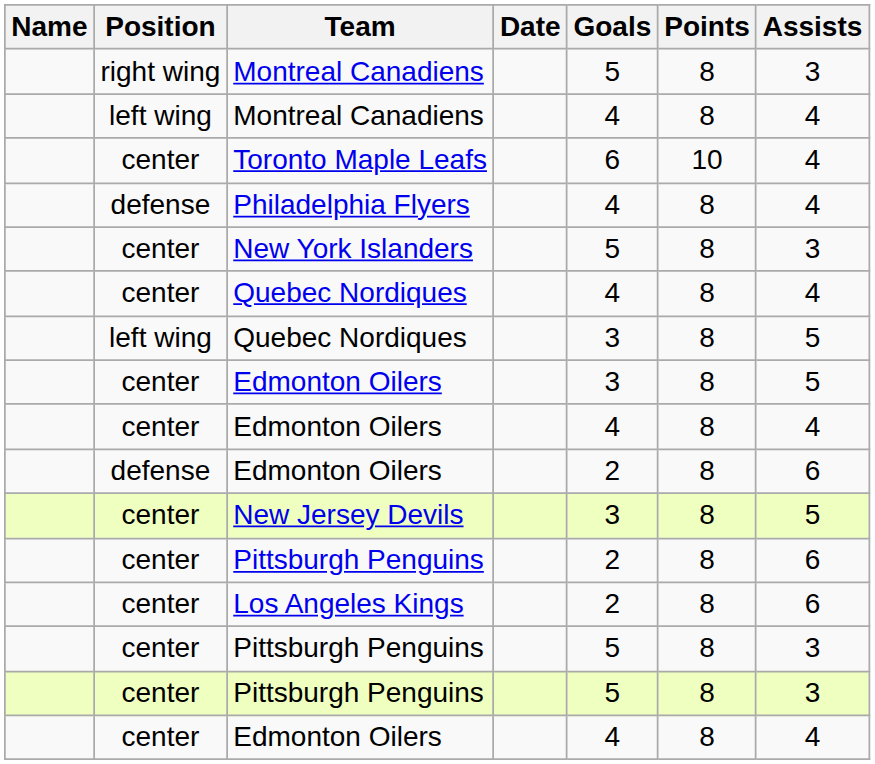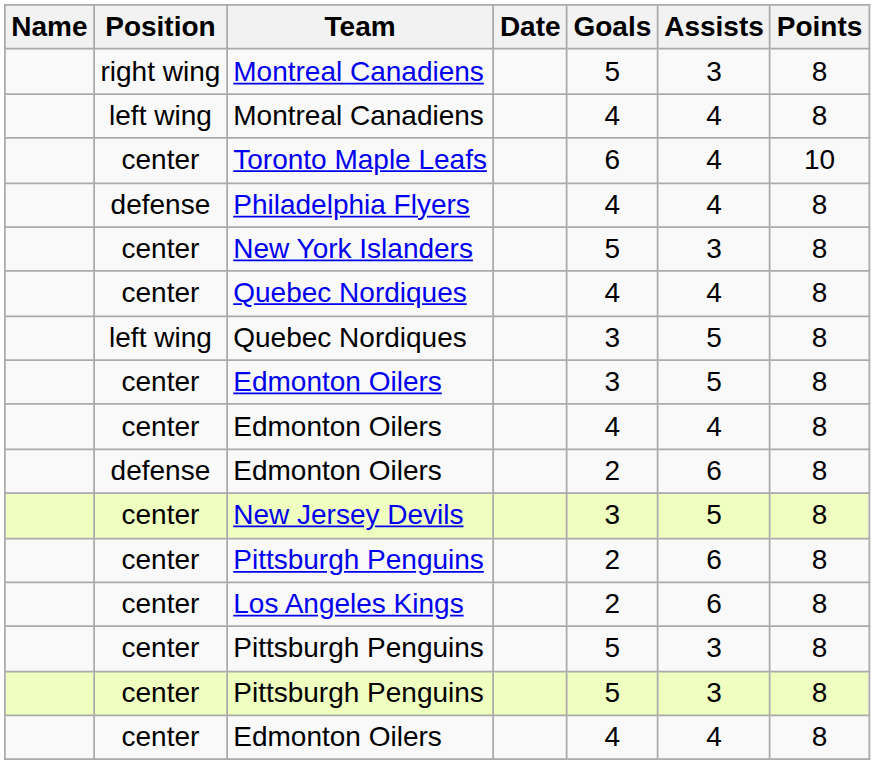columns swapped: (812, 26) <-> (707, 26)
